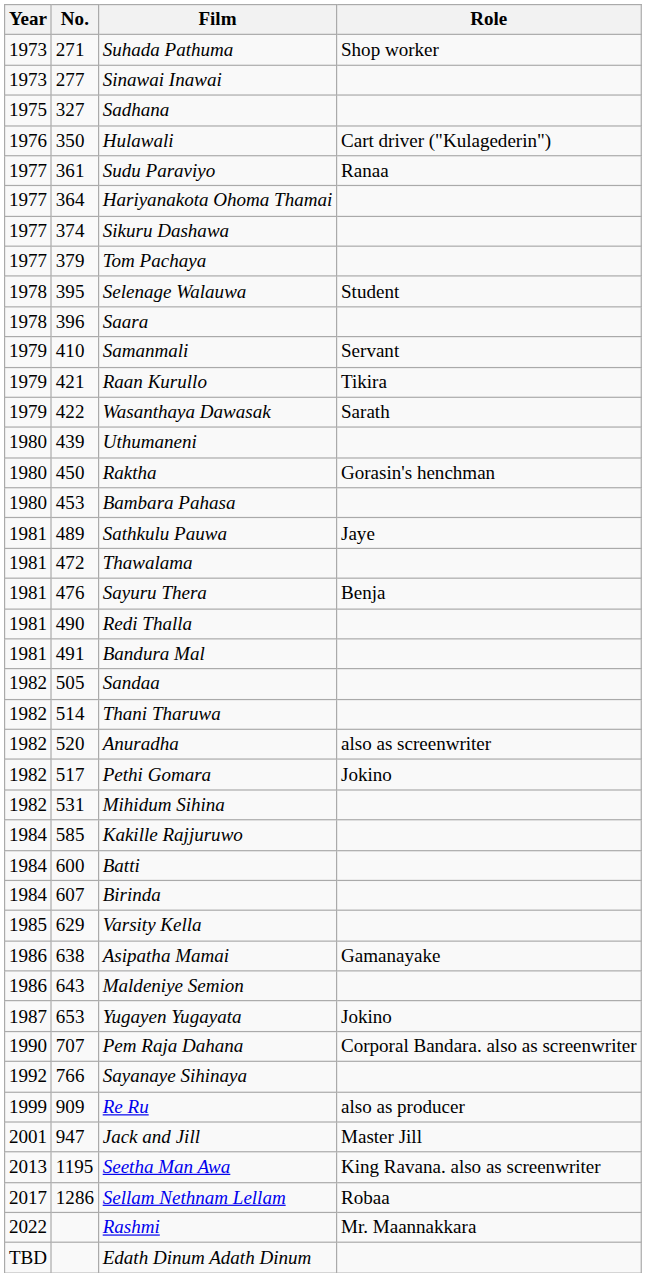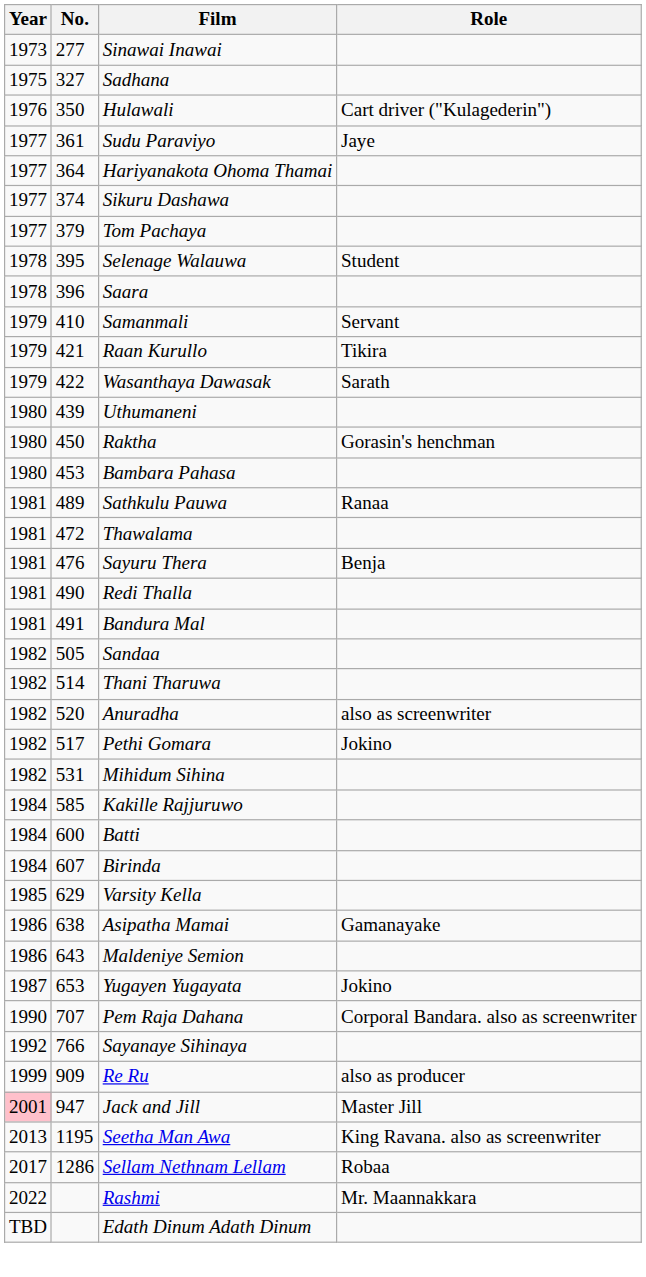- row: (168, 49)
(365, 170) Ranaa -> (358, 140) Jaye
(358, 532) Jaye -> (365, 502) Ranaa
(28, 1136) no background -> (28, 1106) pink background
